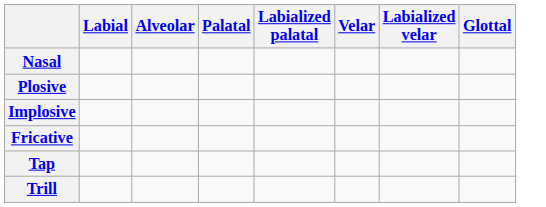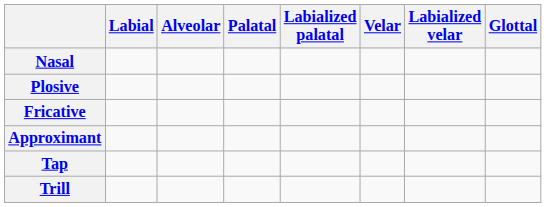- row: (42, 112)
+ row: (55, 138)
